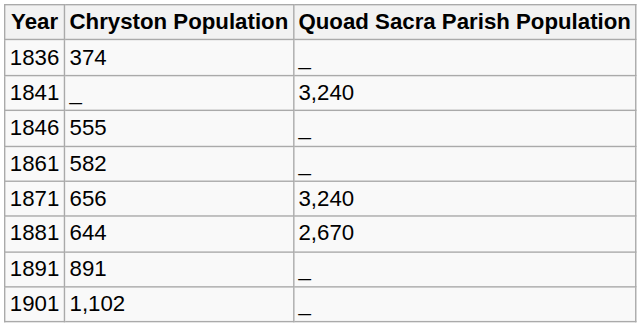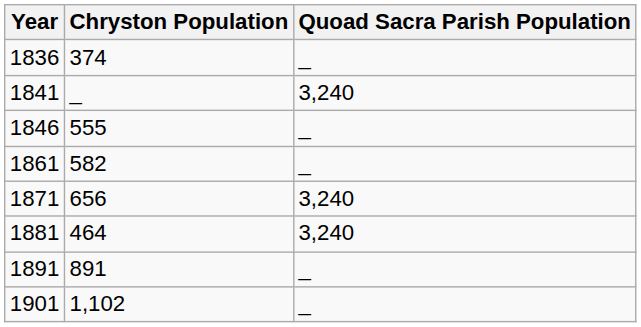(88, 233) 644 -> (88, 233) 464
(326, 233) 2,670 -> (326, 233) 3,240
